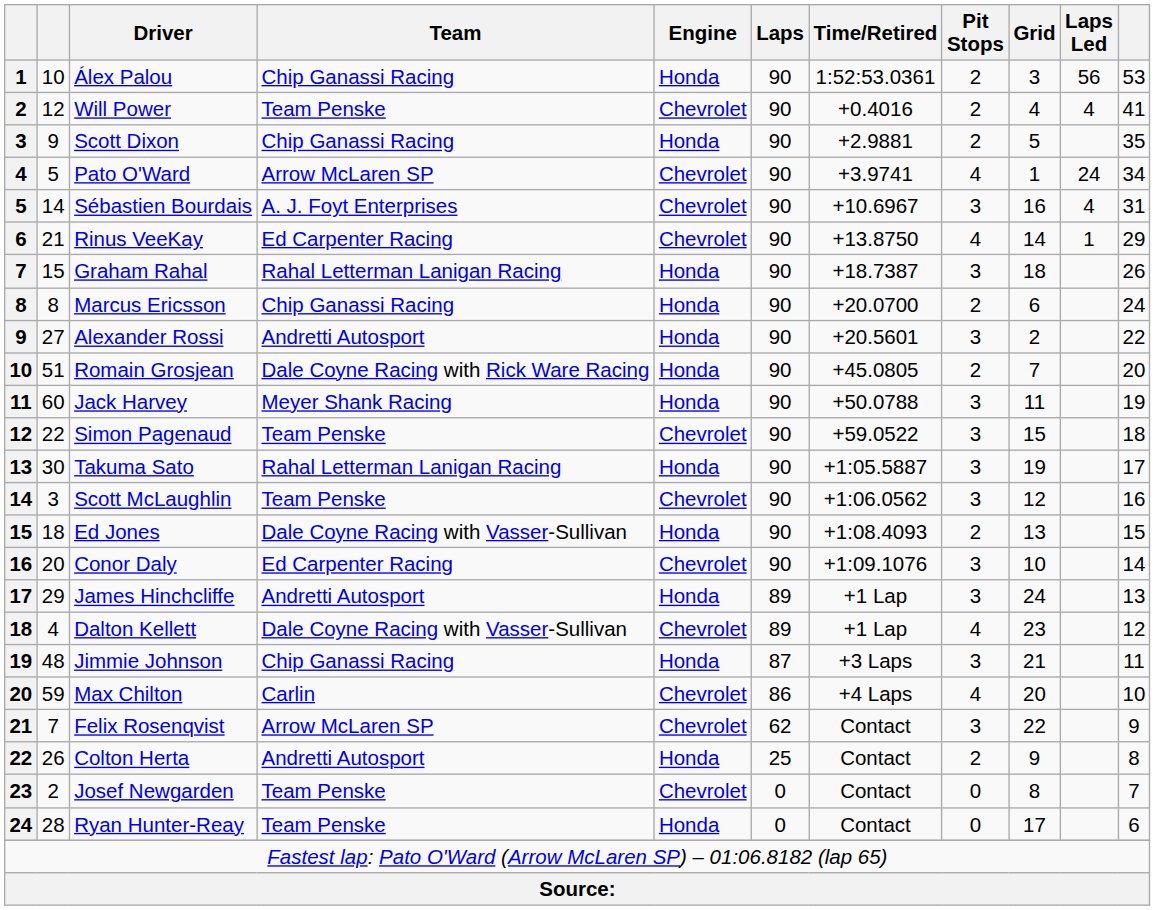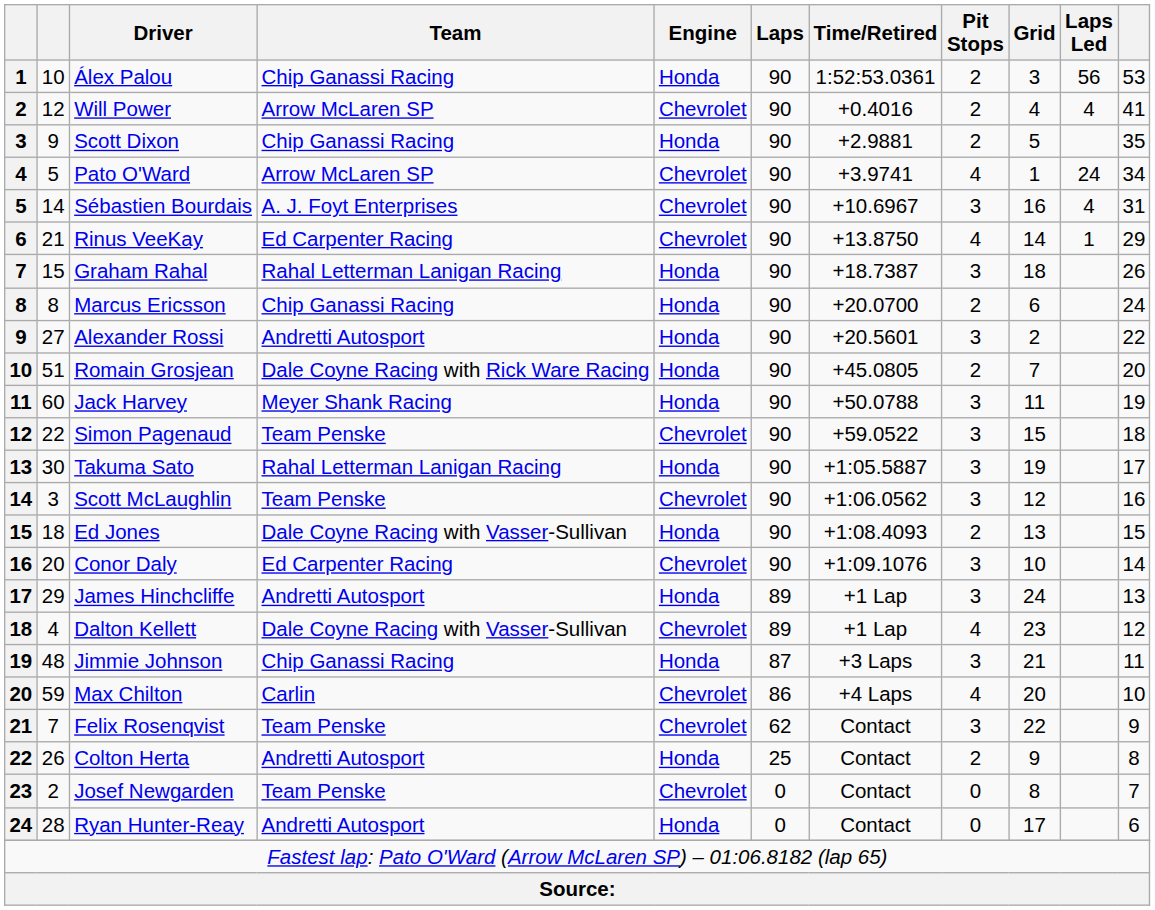(324, 109) Team Penske -> (348, 109) Arrow McLaren SP
(348, 726) Arrow McLaren SP -> (324, 726) Team Penske
(324, 824) Team Penske -> (343, 824) Andretti Autosport
